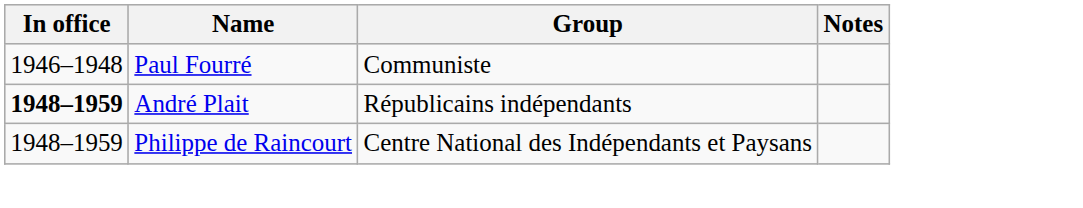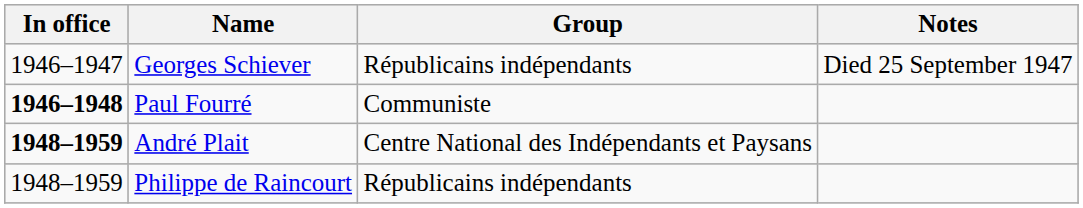+ row: (222, 63)
(67, 63) normal -> (67, 103) bold
(498, 103) Républicains indépendants -> (588, 143) Centre National des Indépendants et Paysans
(588, 143) Centre National des Indépendants et Paysans -> (498, 182) Républicains indépendants
